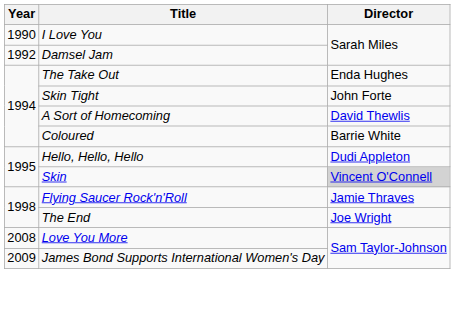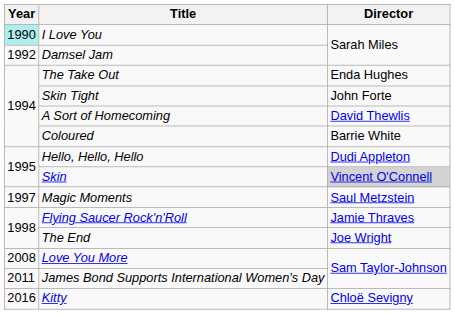(22, 34) no background -> (22, 34) paleturquoise background
+ row: (87, 197)
(22, 258) 2009 -> (21, 278) 2011
+ row: (54, 298)
